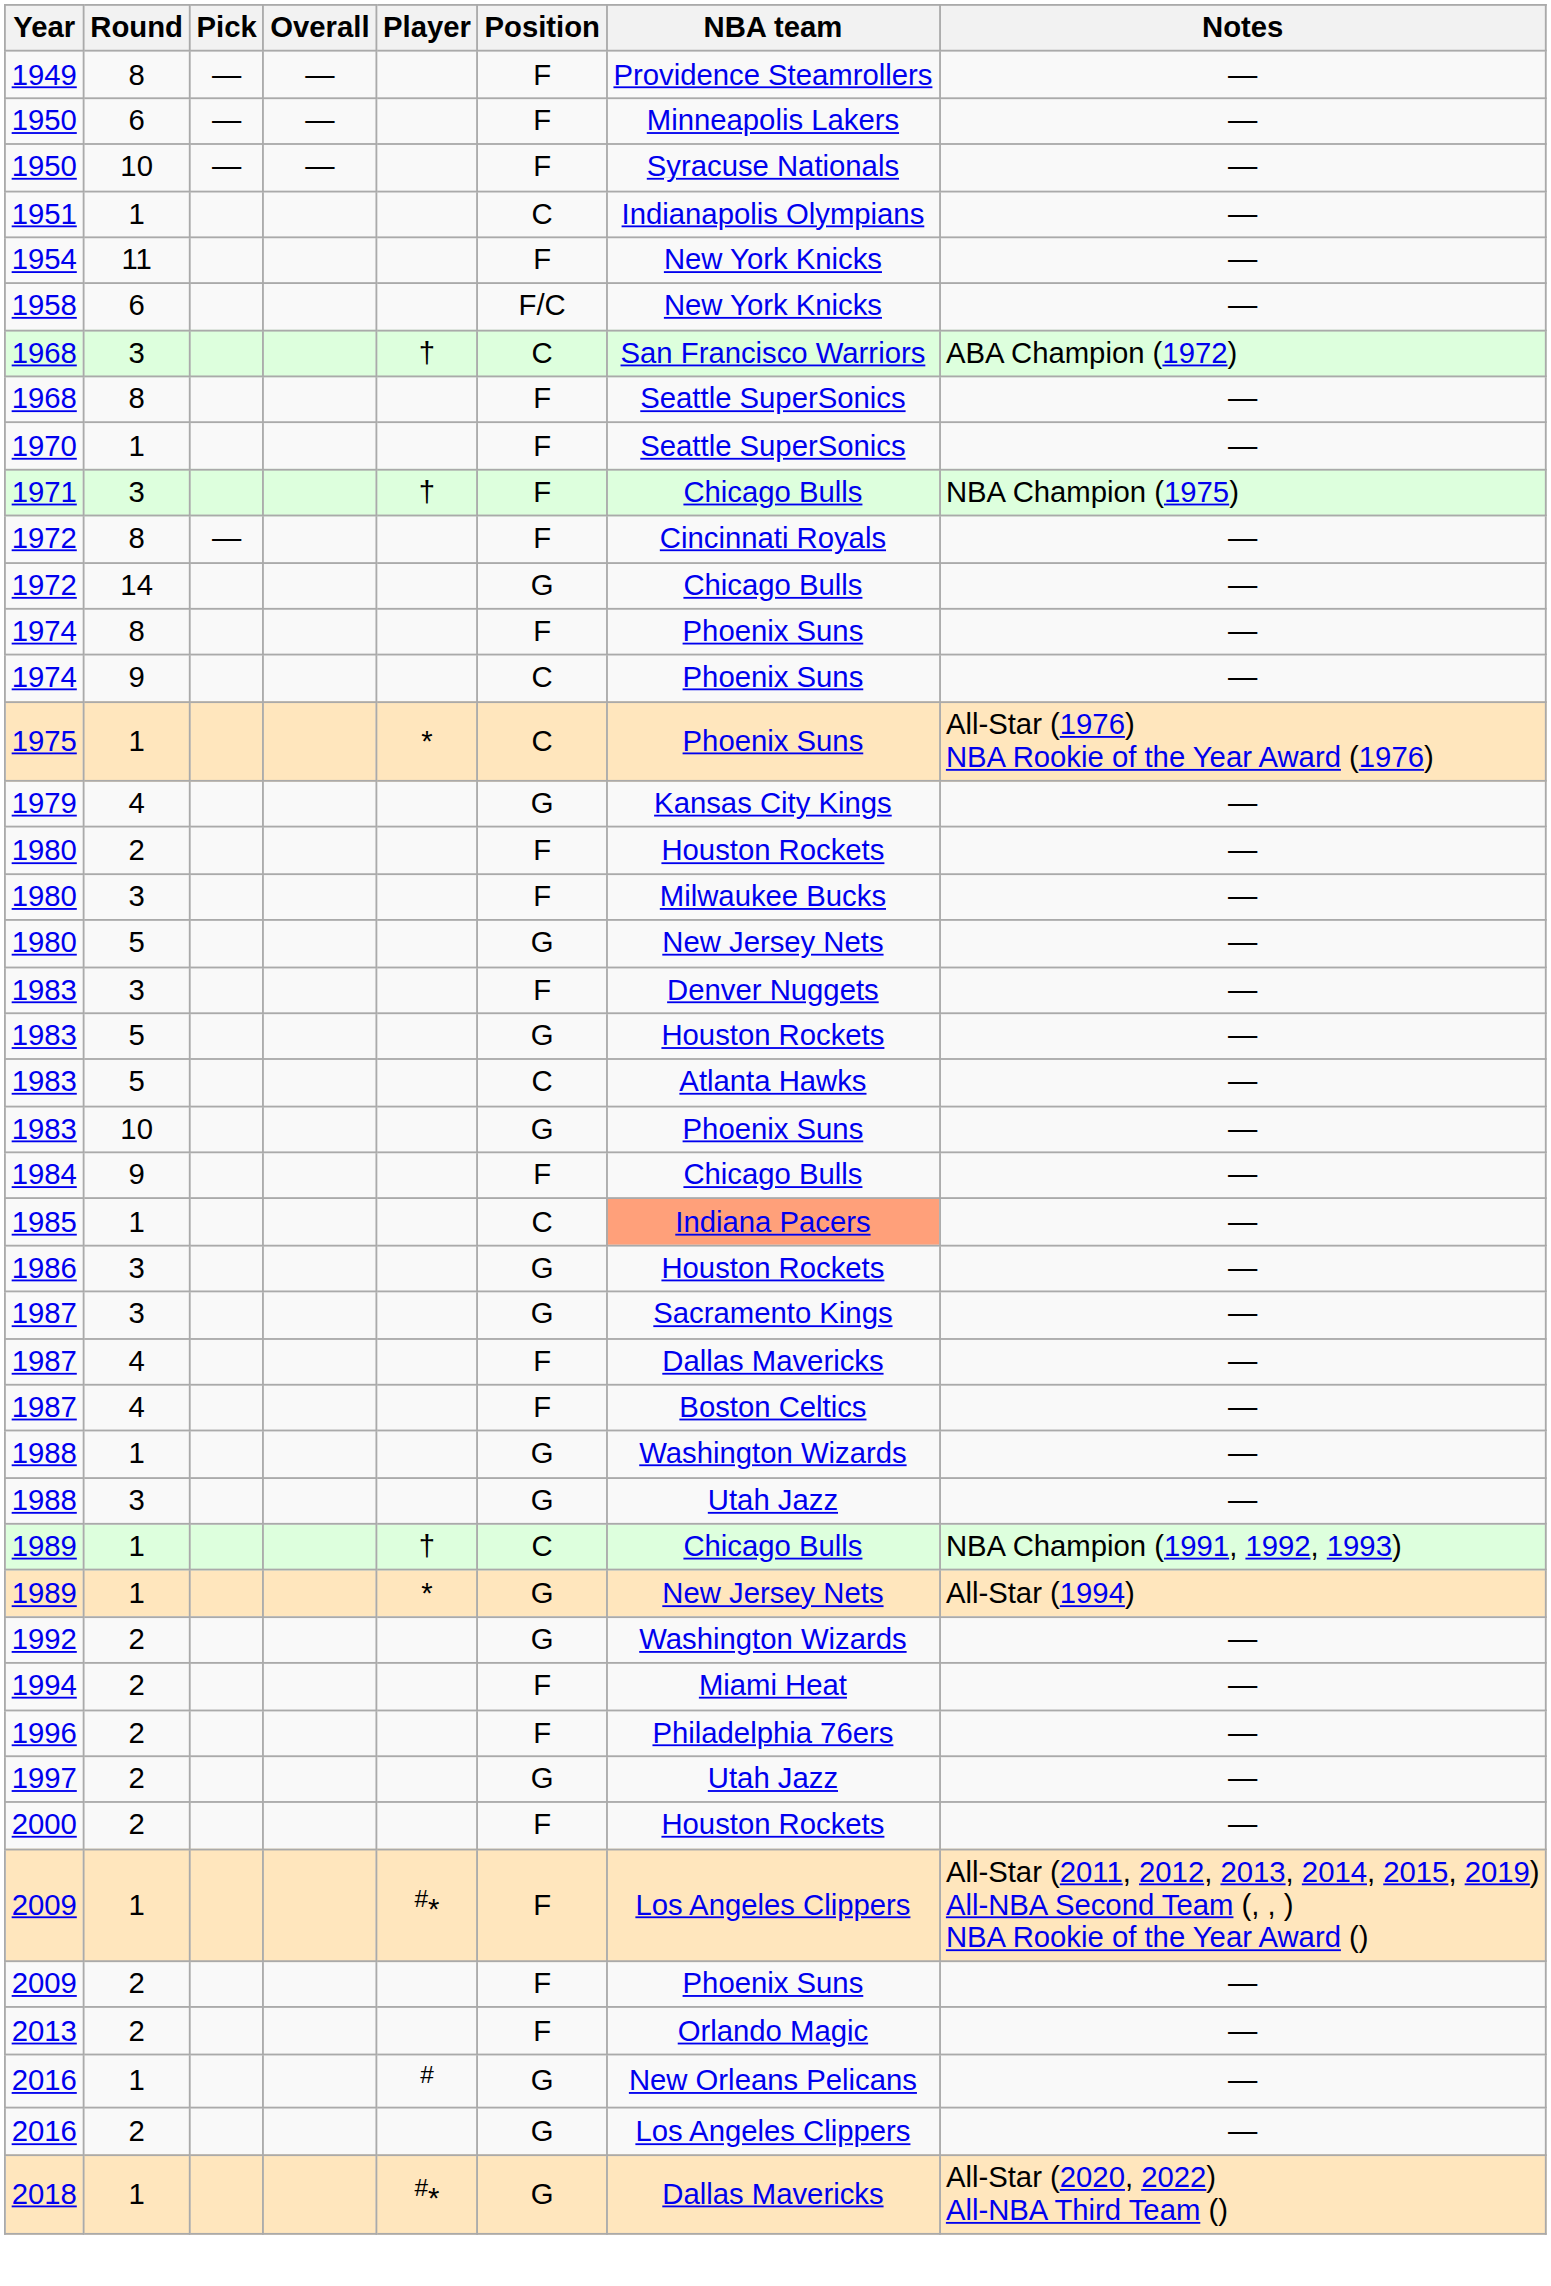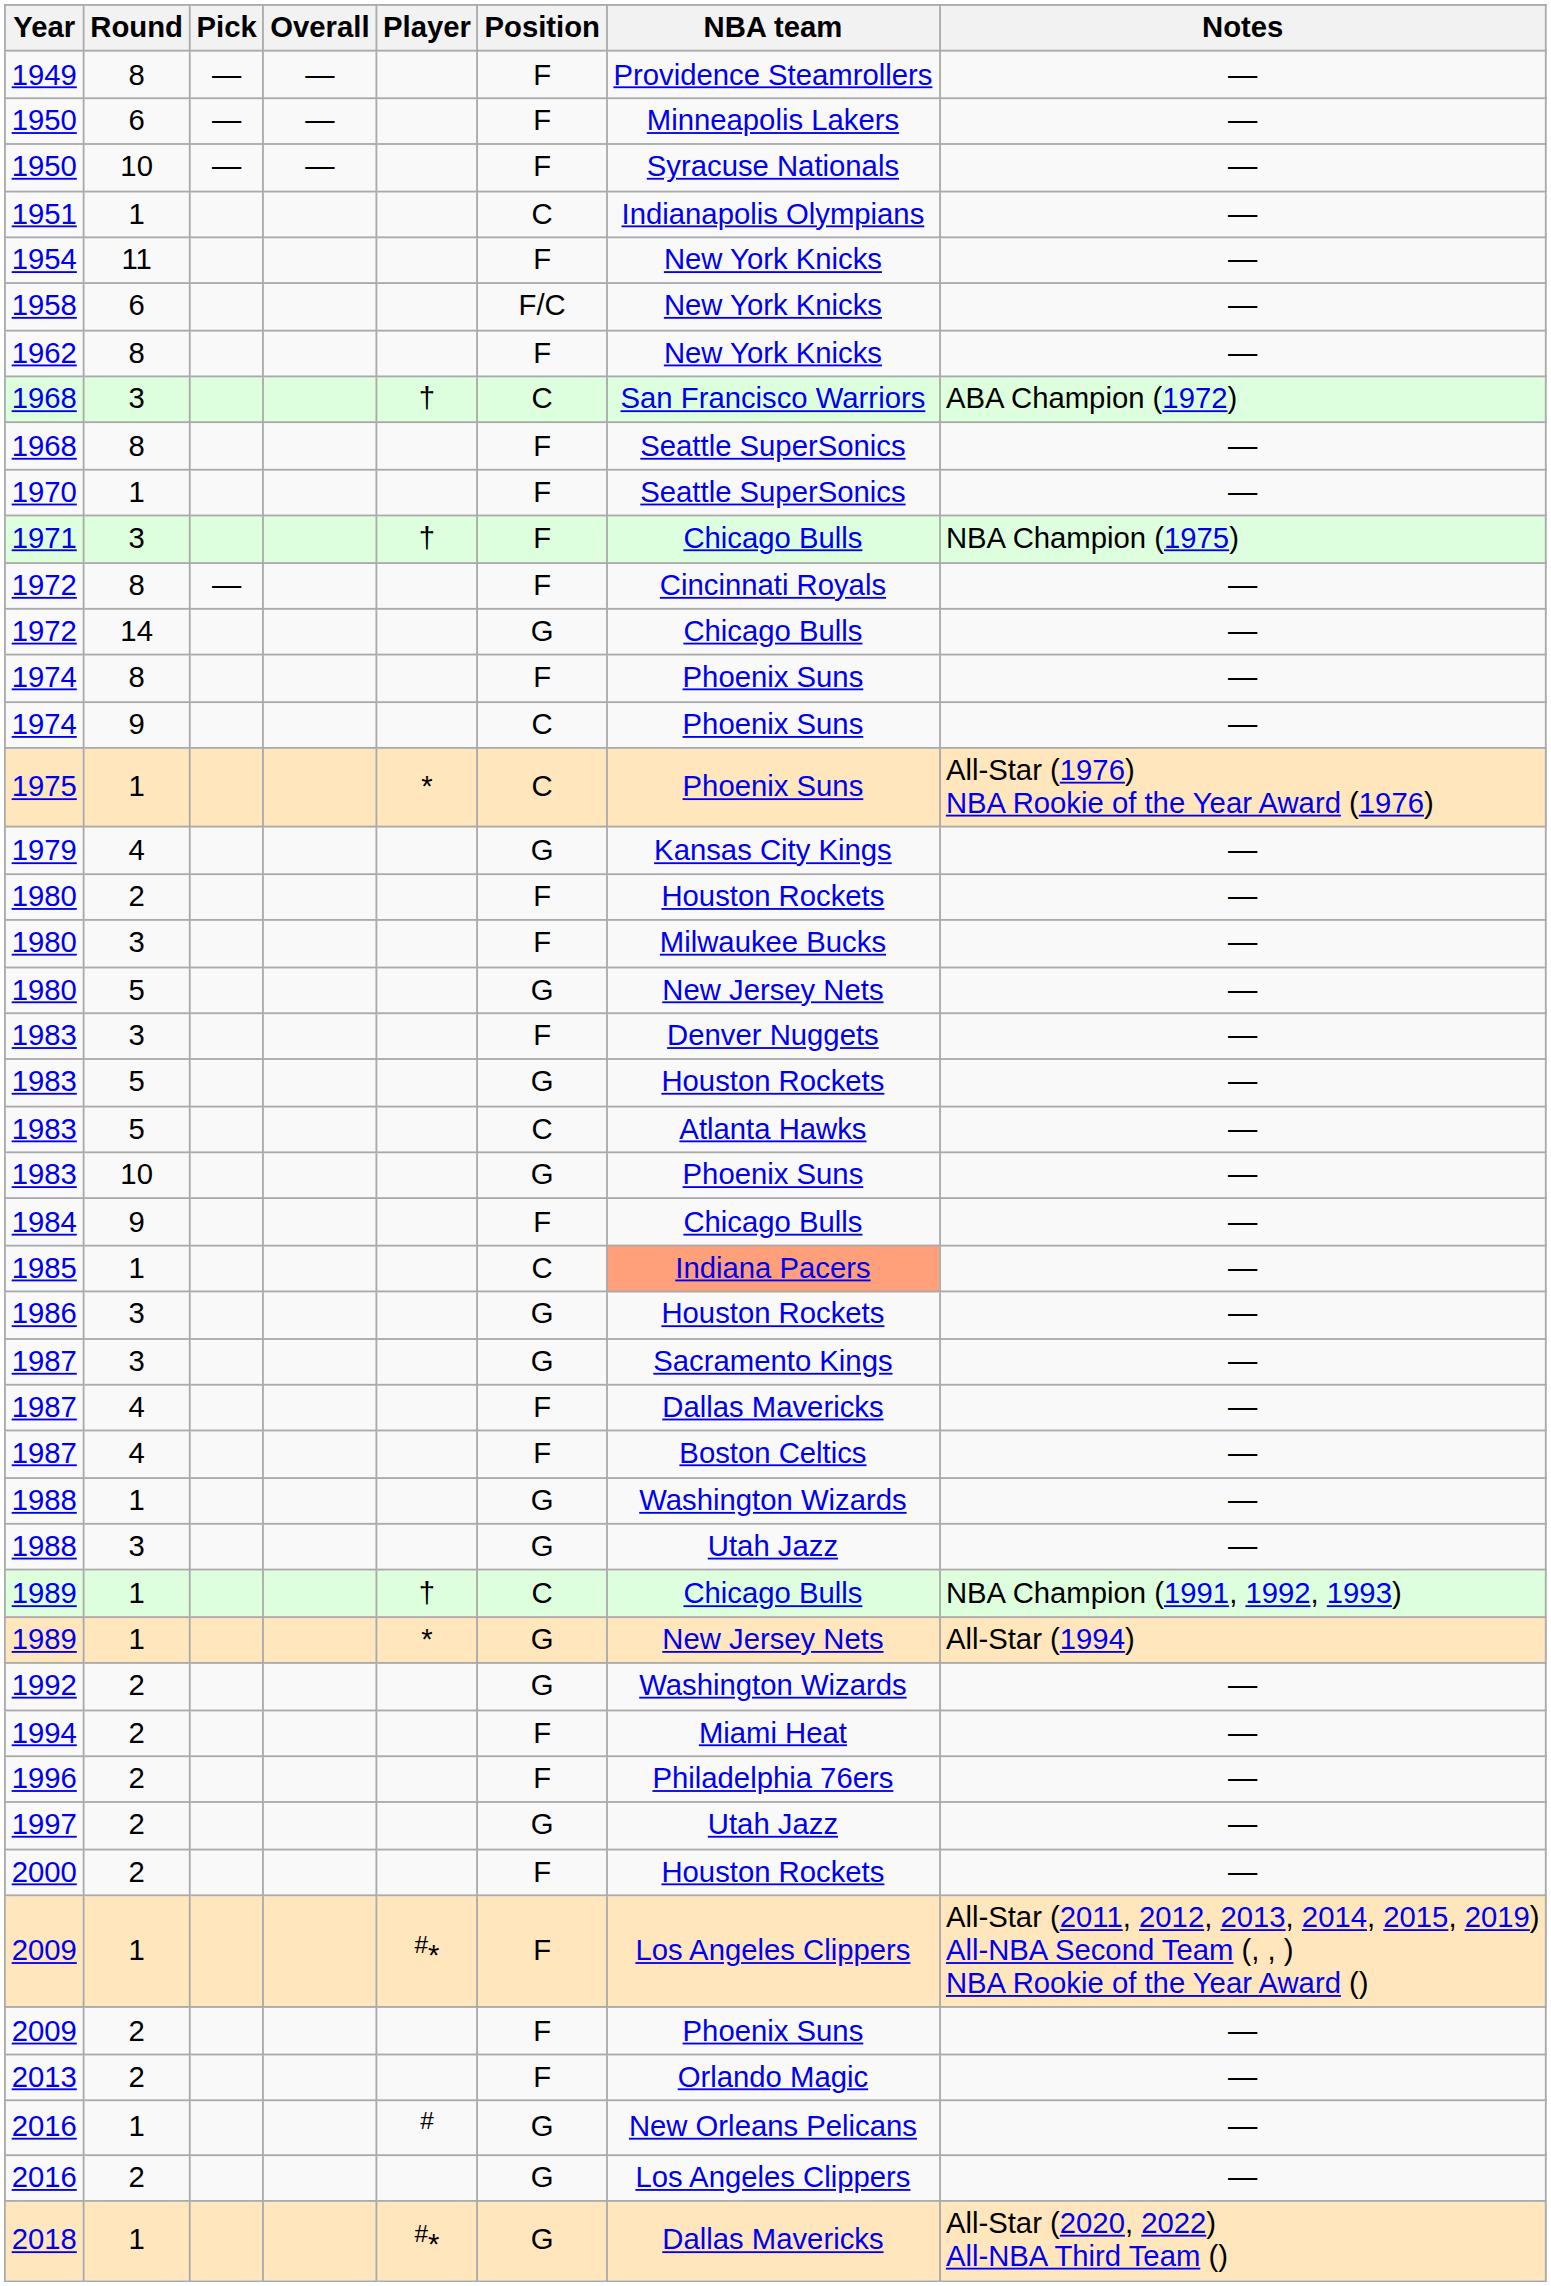+ row: (44, 352)
